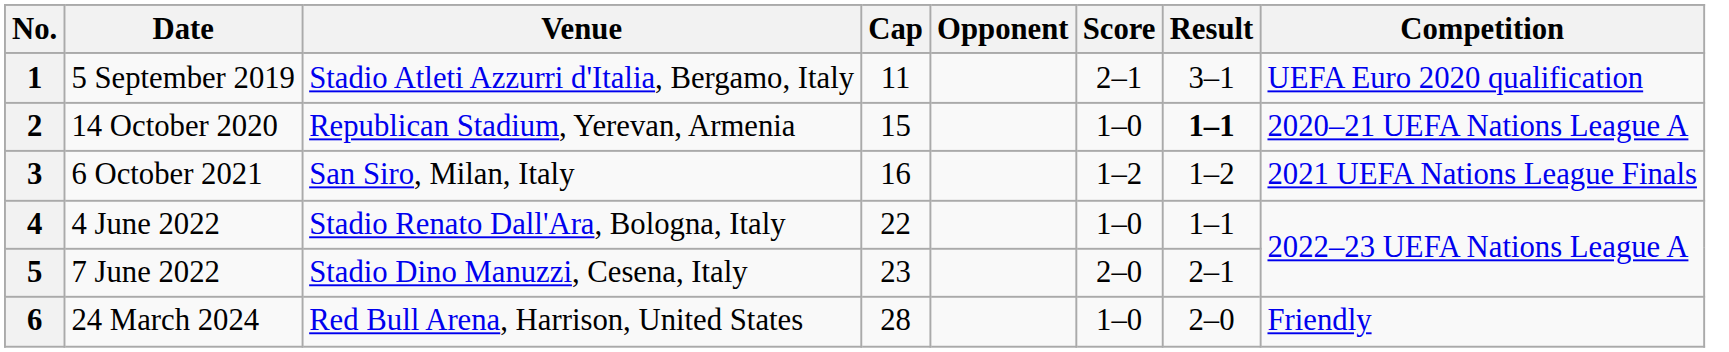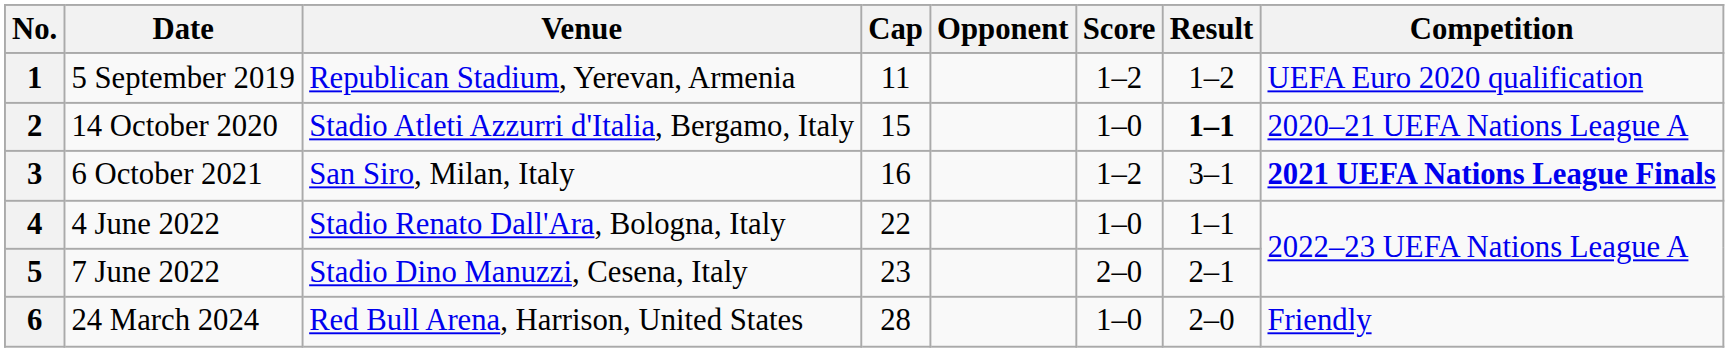(582, 77) Stadio Atleti Azzurri d'Italia, Bergamo, Italy -> (552, 77) Republican Stadium, Yerevan, Armenia
(1119, 77) 2–1 -> (1119, 77) 1–2
(1211, 77) 3–1 -> (1211, 77) 1–2
(552, 126) Republican Stadium, Yerevan, Armenia -> (582, 126) Stadio Atleti Azzurri d'Italia, Bergamo, Italy
(1211, 175) 1–2 -> (1211, 175) 3–1
(1482, 175) normal -> (1492, 175) bold
